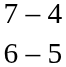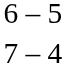rows swapped: (33, 53) <-> (33, 13)
